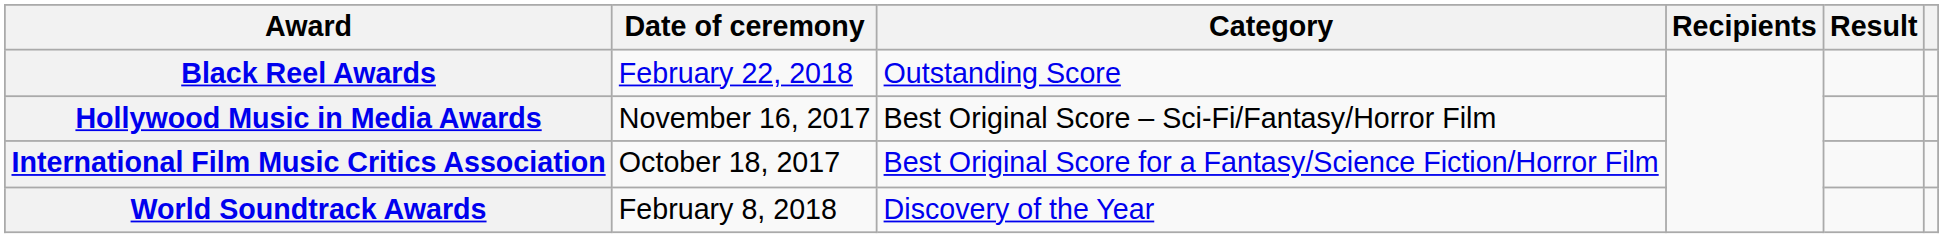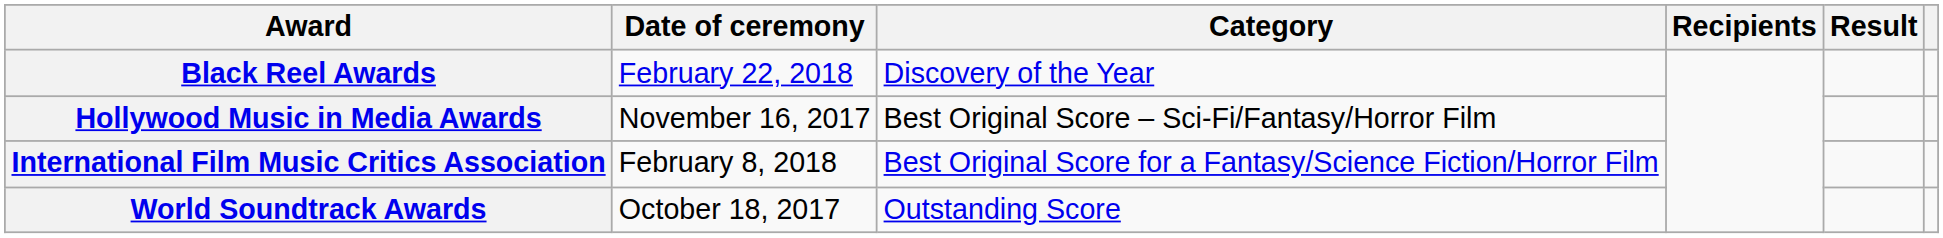(1002, 72) Outstanding Score -> (1019, 72) Discovery of the Year
(729, 163) October 18, 2017 -> (728, 163) February 8, 2018
(728, 208) February 8, 2018 -> (729, 208) October 18, 2017
(1019, 208) Discovery of the Year -> (1002, 208) Outstanding Score
